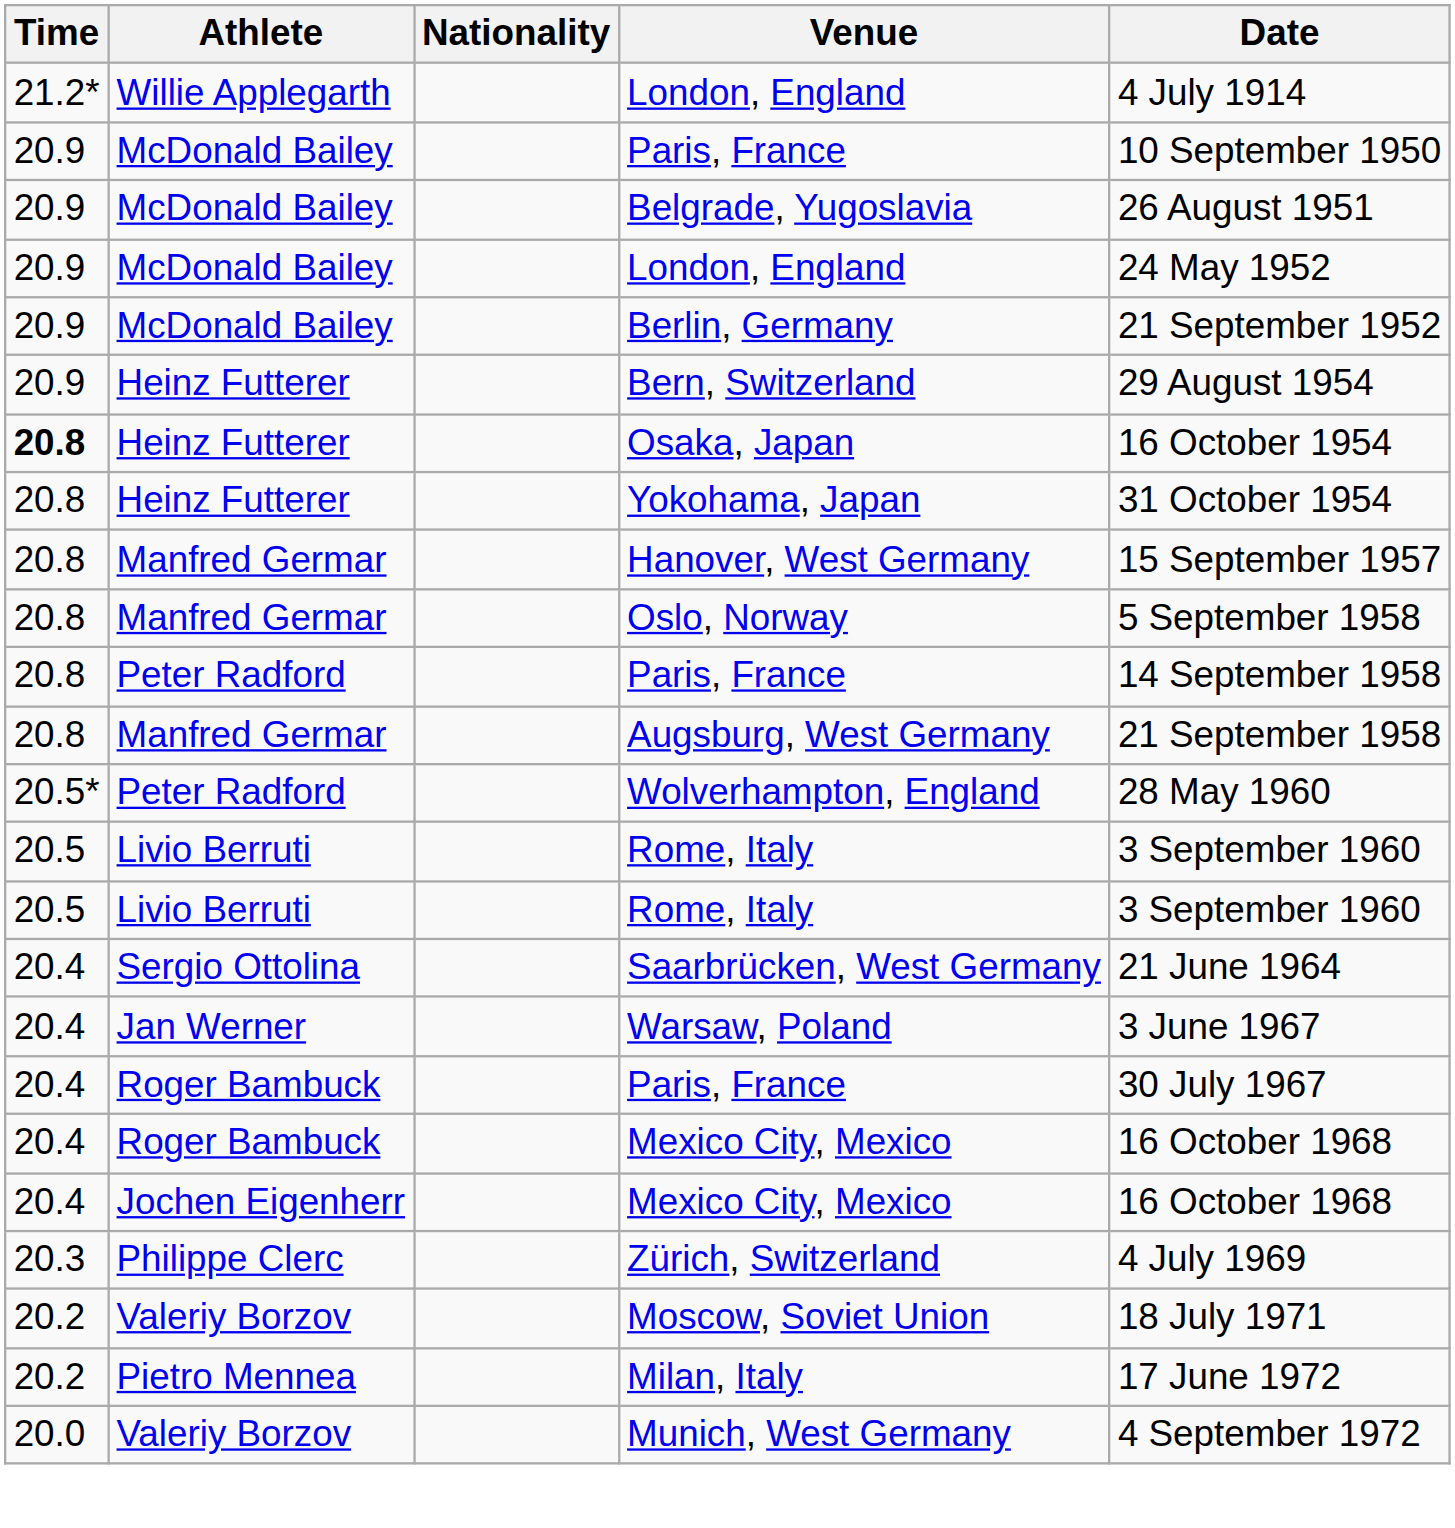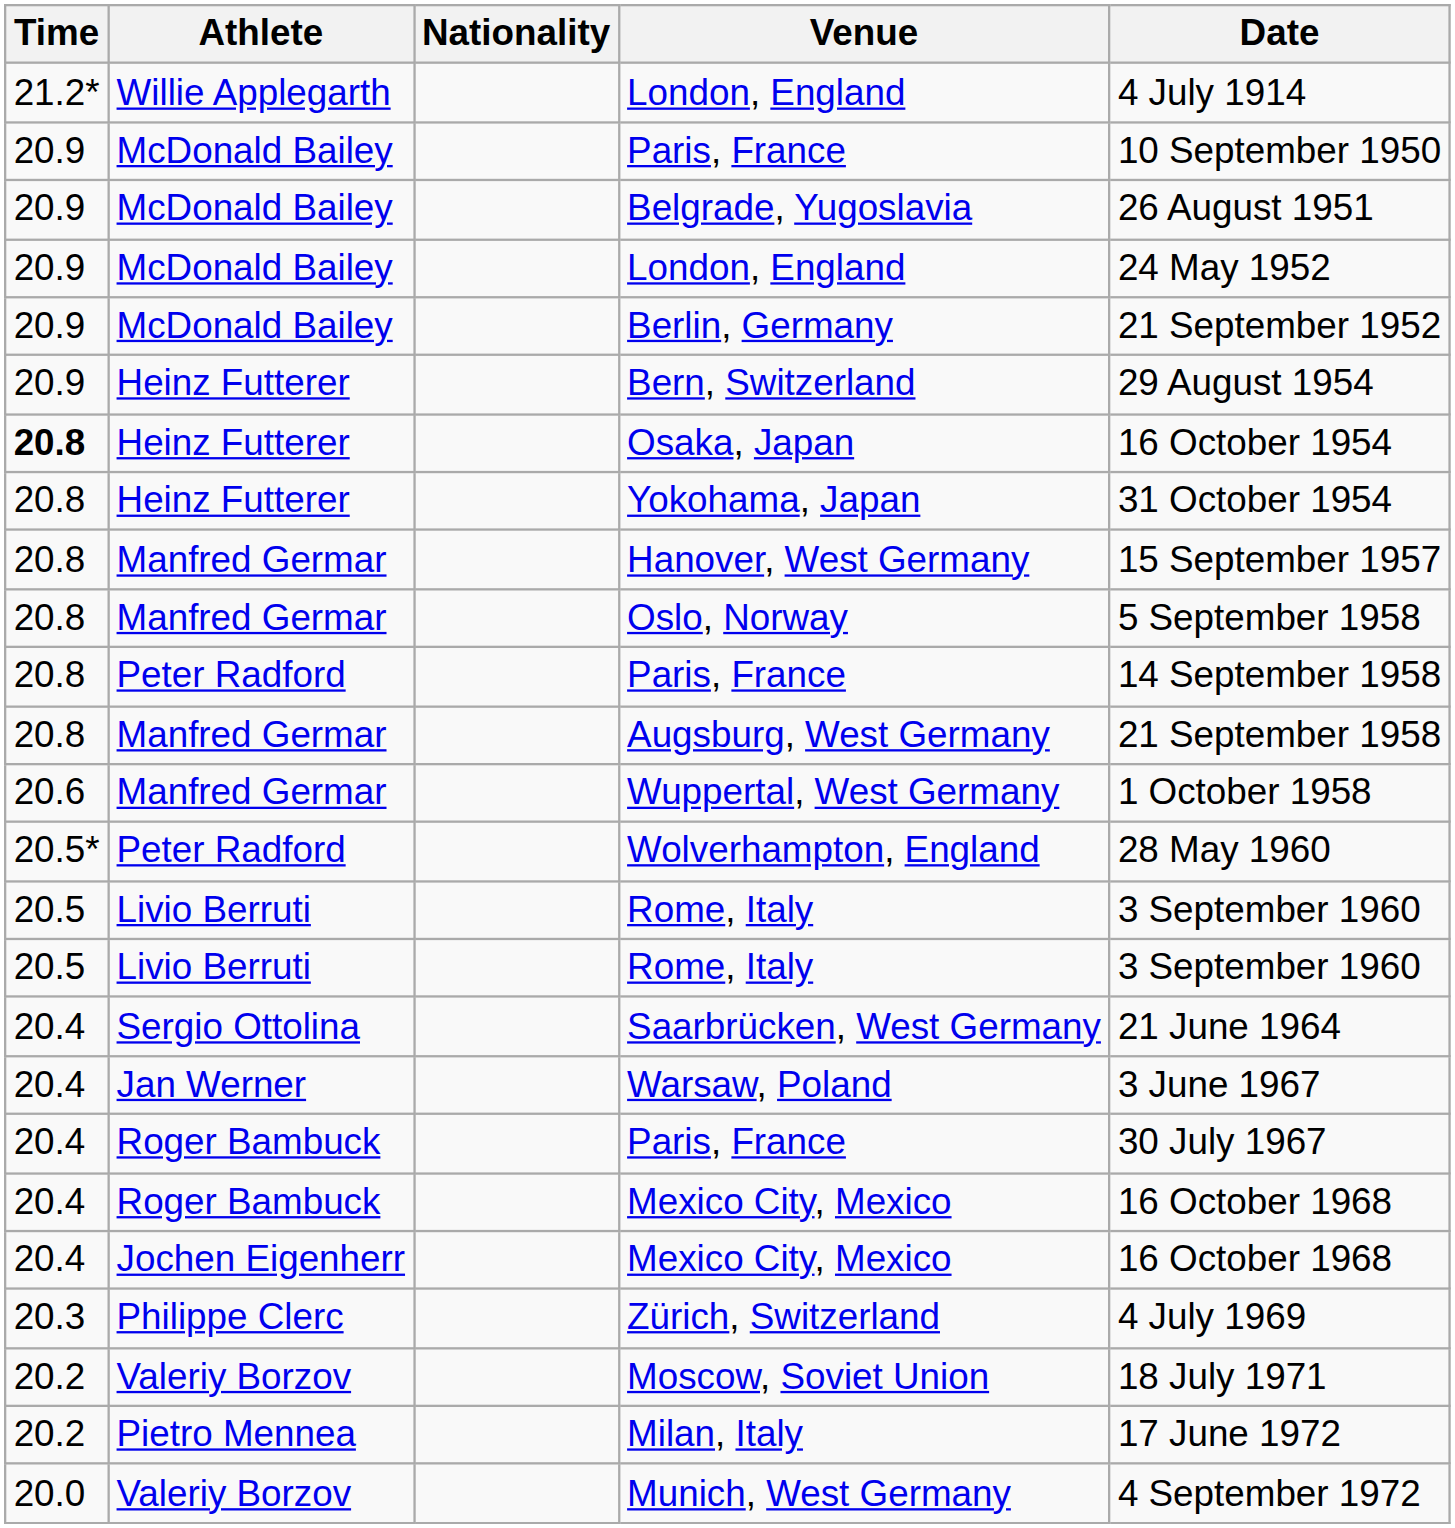+ row: (252, 792)
